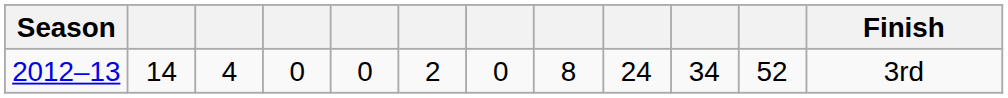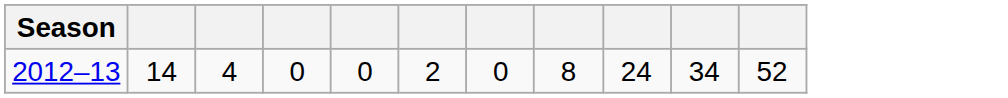- column: (904, 27)
